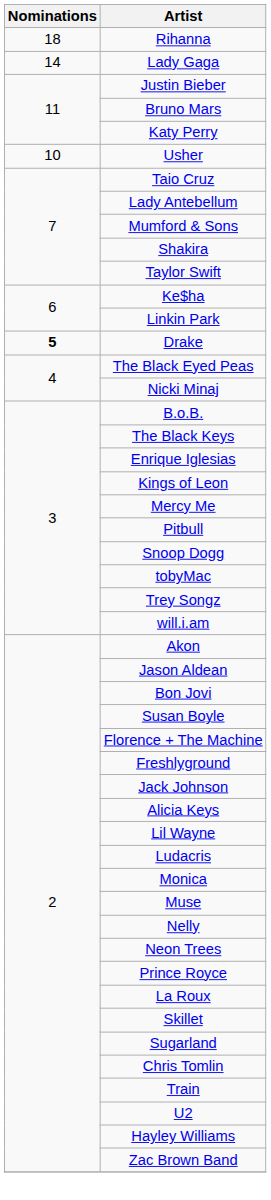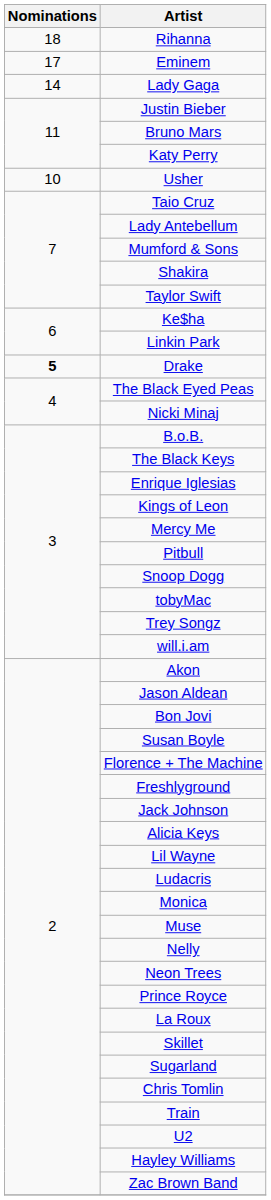+ row: (183, 62)
